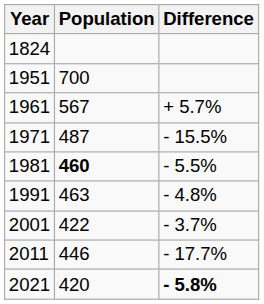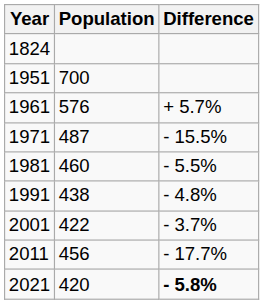(74, 107) 567 -> (74, 107) 576
(74, 166) bold -> (74, 166) normal
(74, 195) 463 -> (74, 195) 438
(74, 254) 446 -> (74, 254) 456
